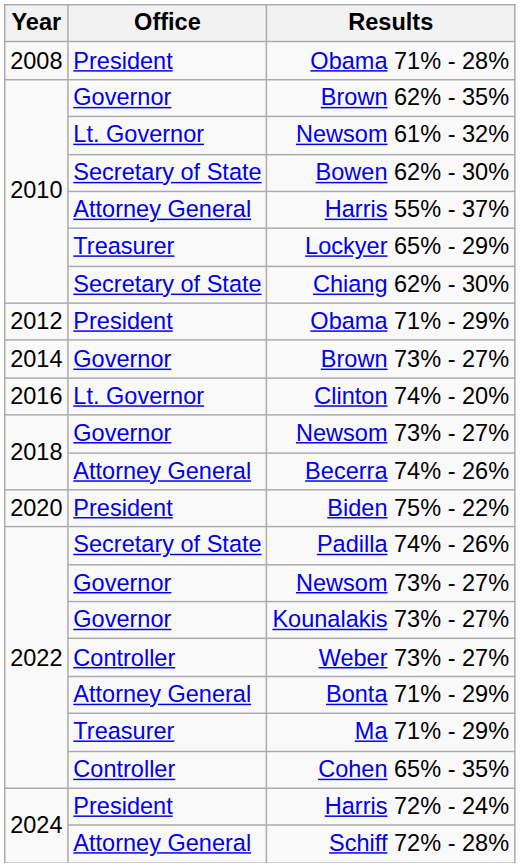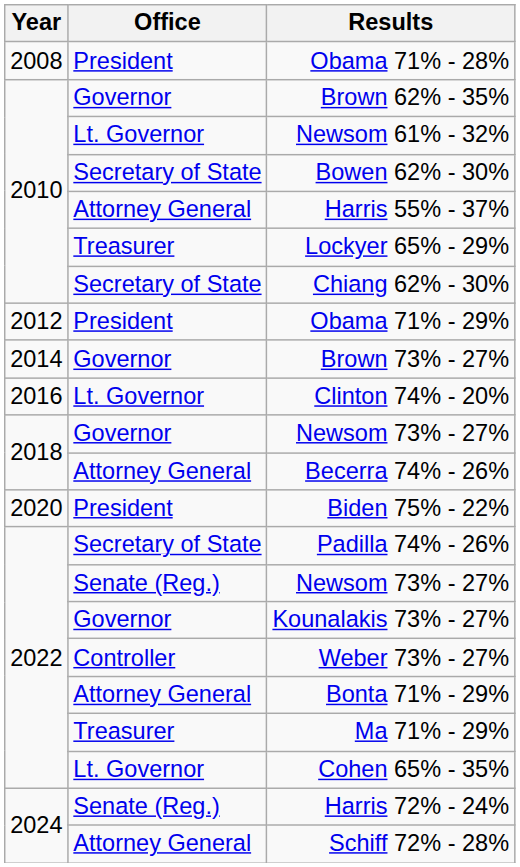(122, 582) Governor -> (147, 582) Senate (Reg.)
(124, 769) Controller -> (139, 769) Lt. Governor
(123, 806) President -> (147, 806) Senate (Reg.)
